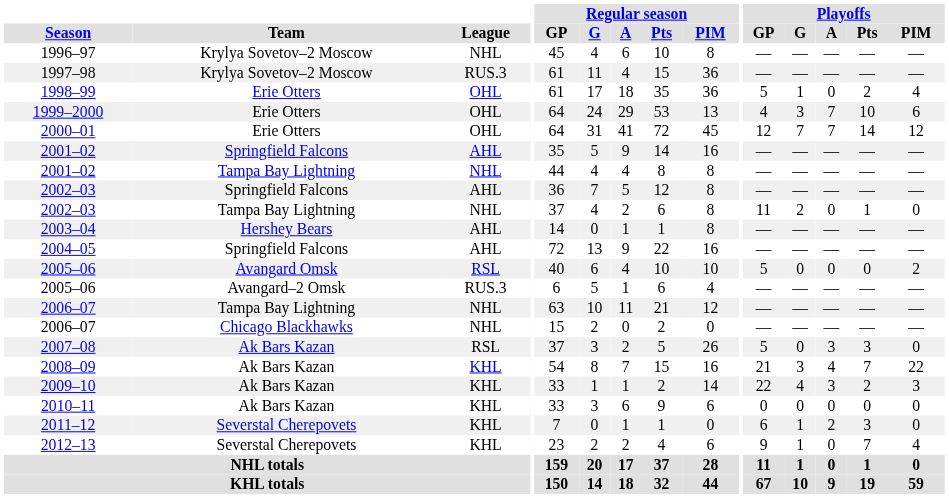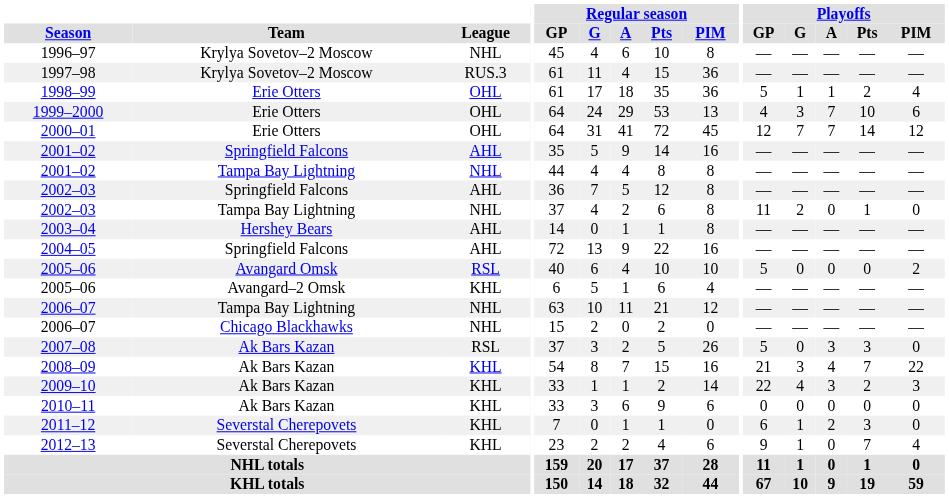(831, 92) 0 -> (831, 92) 1
(486, 288) RUS.3 -> (486, 288) KHL
